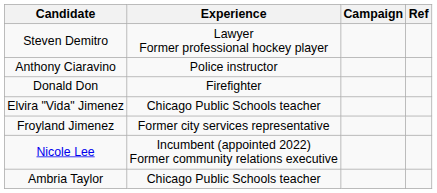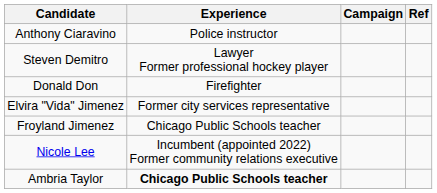rows swapped: (66, 67) <-> (66, 40)
(234, 106) Chicago Public Schools teacher -> (234, 106) Former city services representative
(234, 125) Former city services representative -> (234, 125) Chicago Public Schools teacher
(234, 178) normal -> (234, 178) bold
